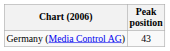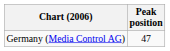(146, 38) 43 -> (146, 38) 47
